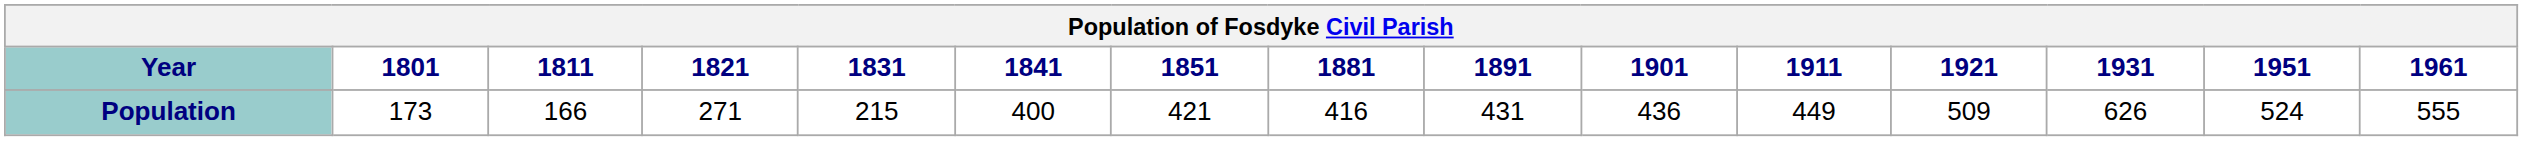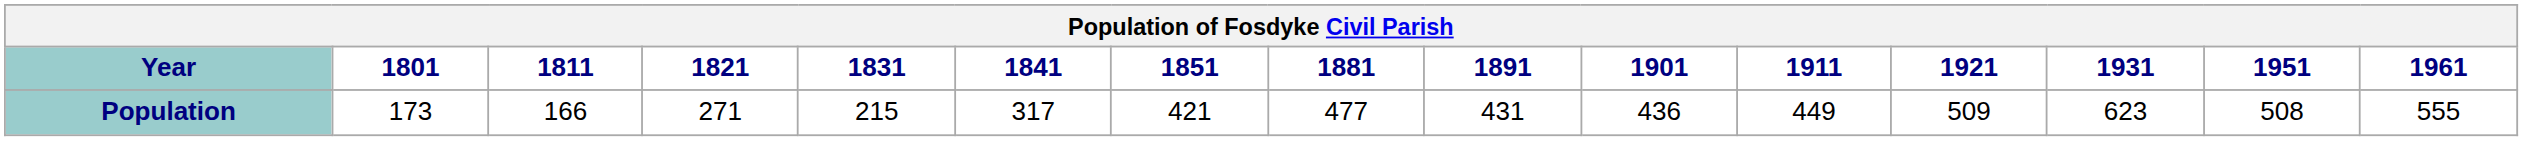(1033, 112) 400 -> (1033, 112) 317
(1346, 112) 416 -> (1346, 112) 477
(2125, 112) 626 -> (2125, 112) 623
(2282, 112) 524 -> (2282, 112) 508
